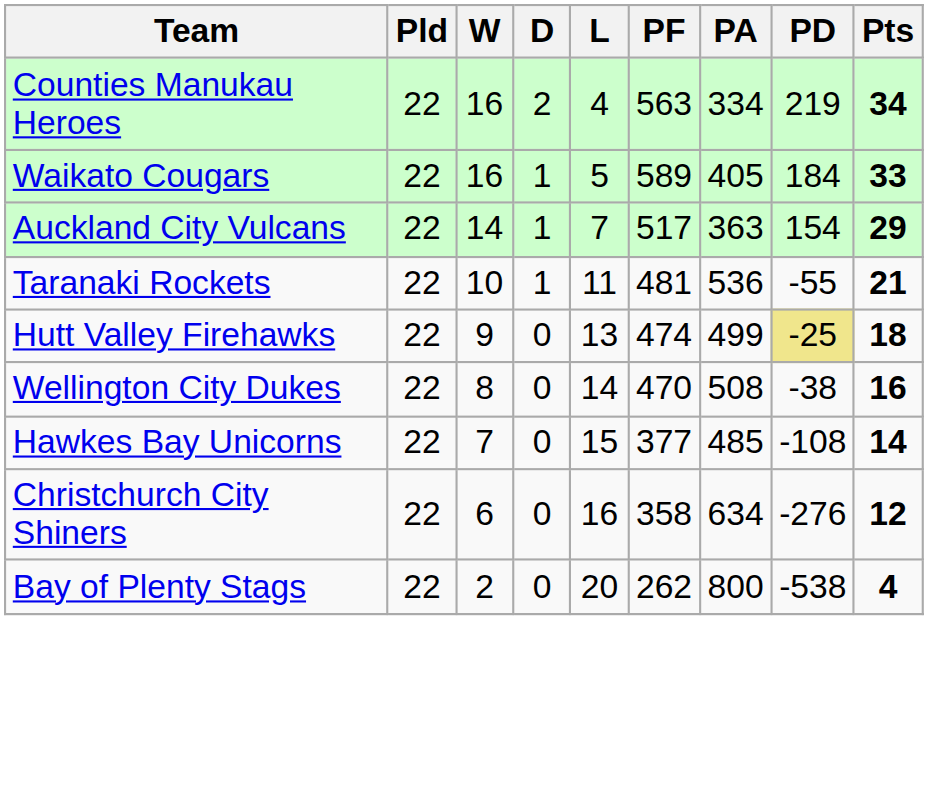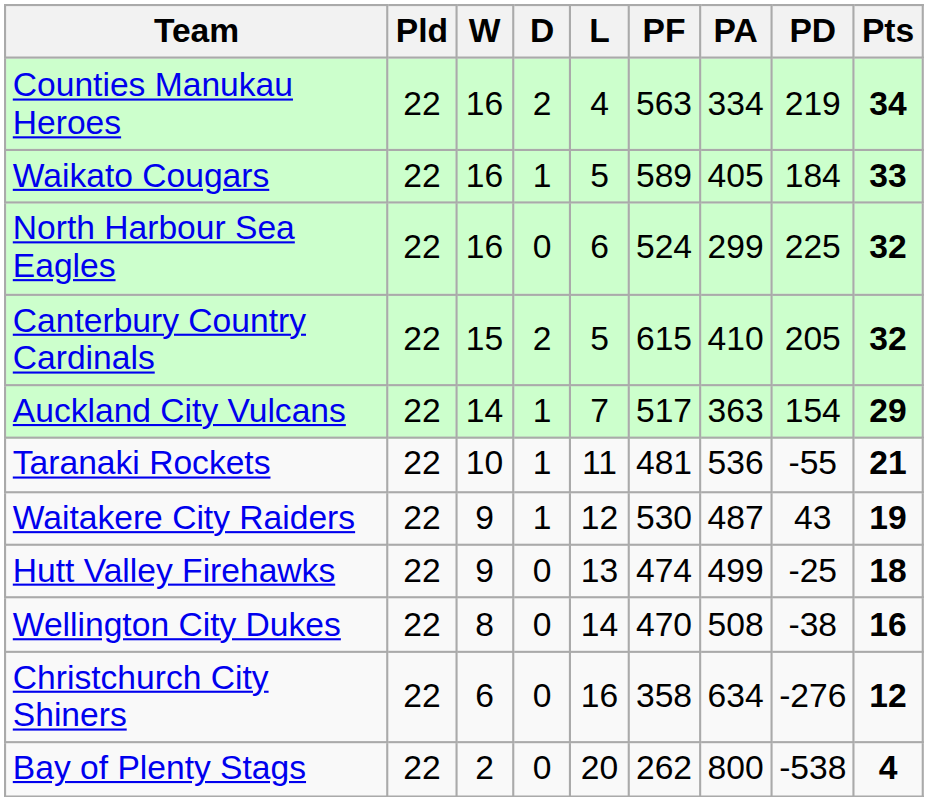+ row: (154, 247)
+ row: (159, 338)
+ row: (184, 517)
(813, 335) khaki background -> (813, 570) no background
- row: (177, 441)
